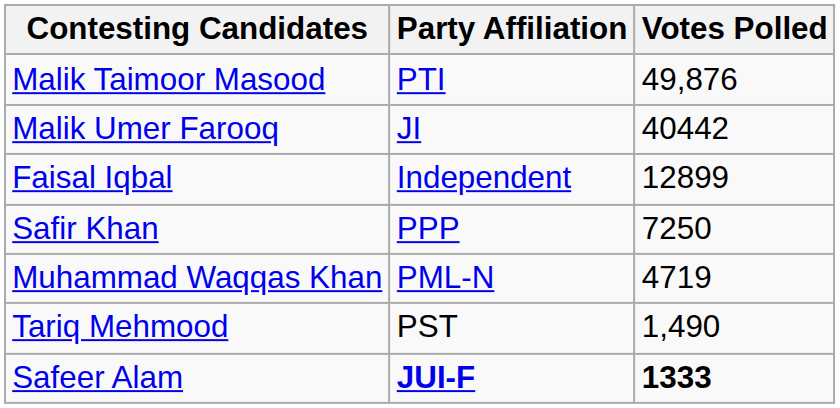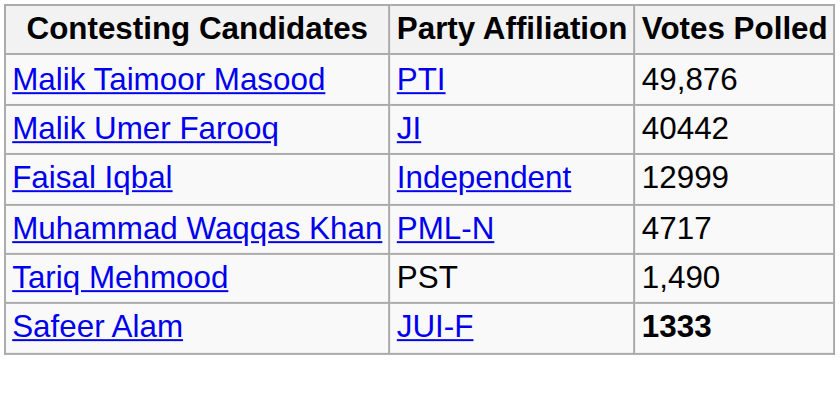(685, 178) 12899 -> (685, 178) 12999
- row: (85, 228)
(677, 278) 4719 -> (677, 228) 4717
(436, 377) bold -> (435, 327) normal
